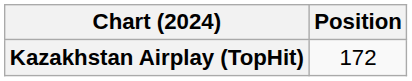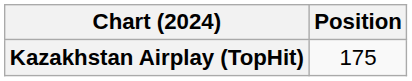(358, 57) 172 -> (358, 57) 175
